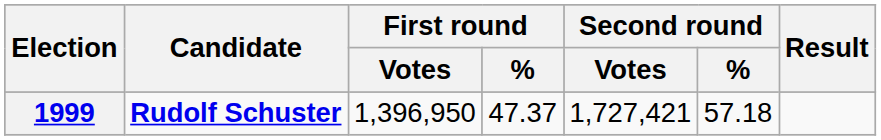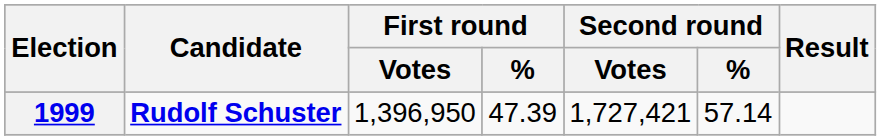(523, 112) 47.37 -> (523, 112) 47.39
(738, 112) 57.18 -> (738, 112) 57.14
